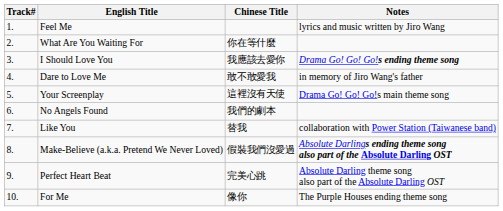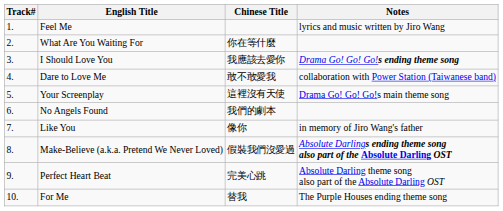(361, 77) in memory of Jiro Wang's father -> (398, 77) collaboration with Power Station (Taiwanese band)
(237, 128) 替我 -> (237, 128) 像你
(398, 128) collaboration with Power Station (Taiwanese band) -> (361, 128) in memory of Jiro Wang's father
(237, 197) 像你 -> (237, 197) 替我
